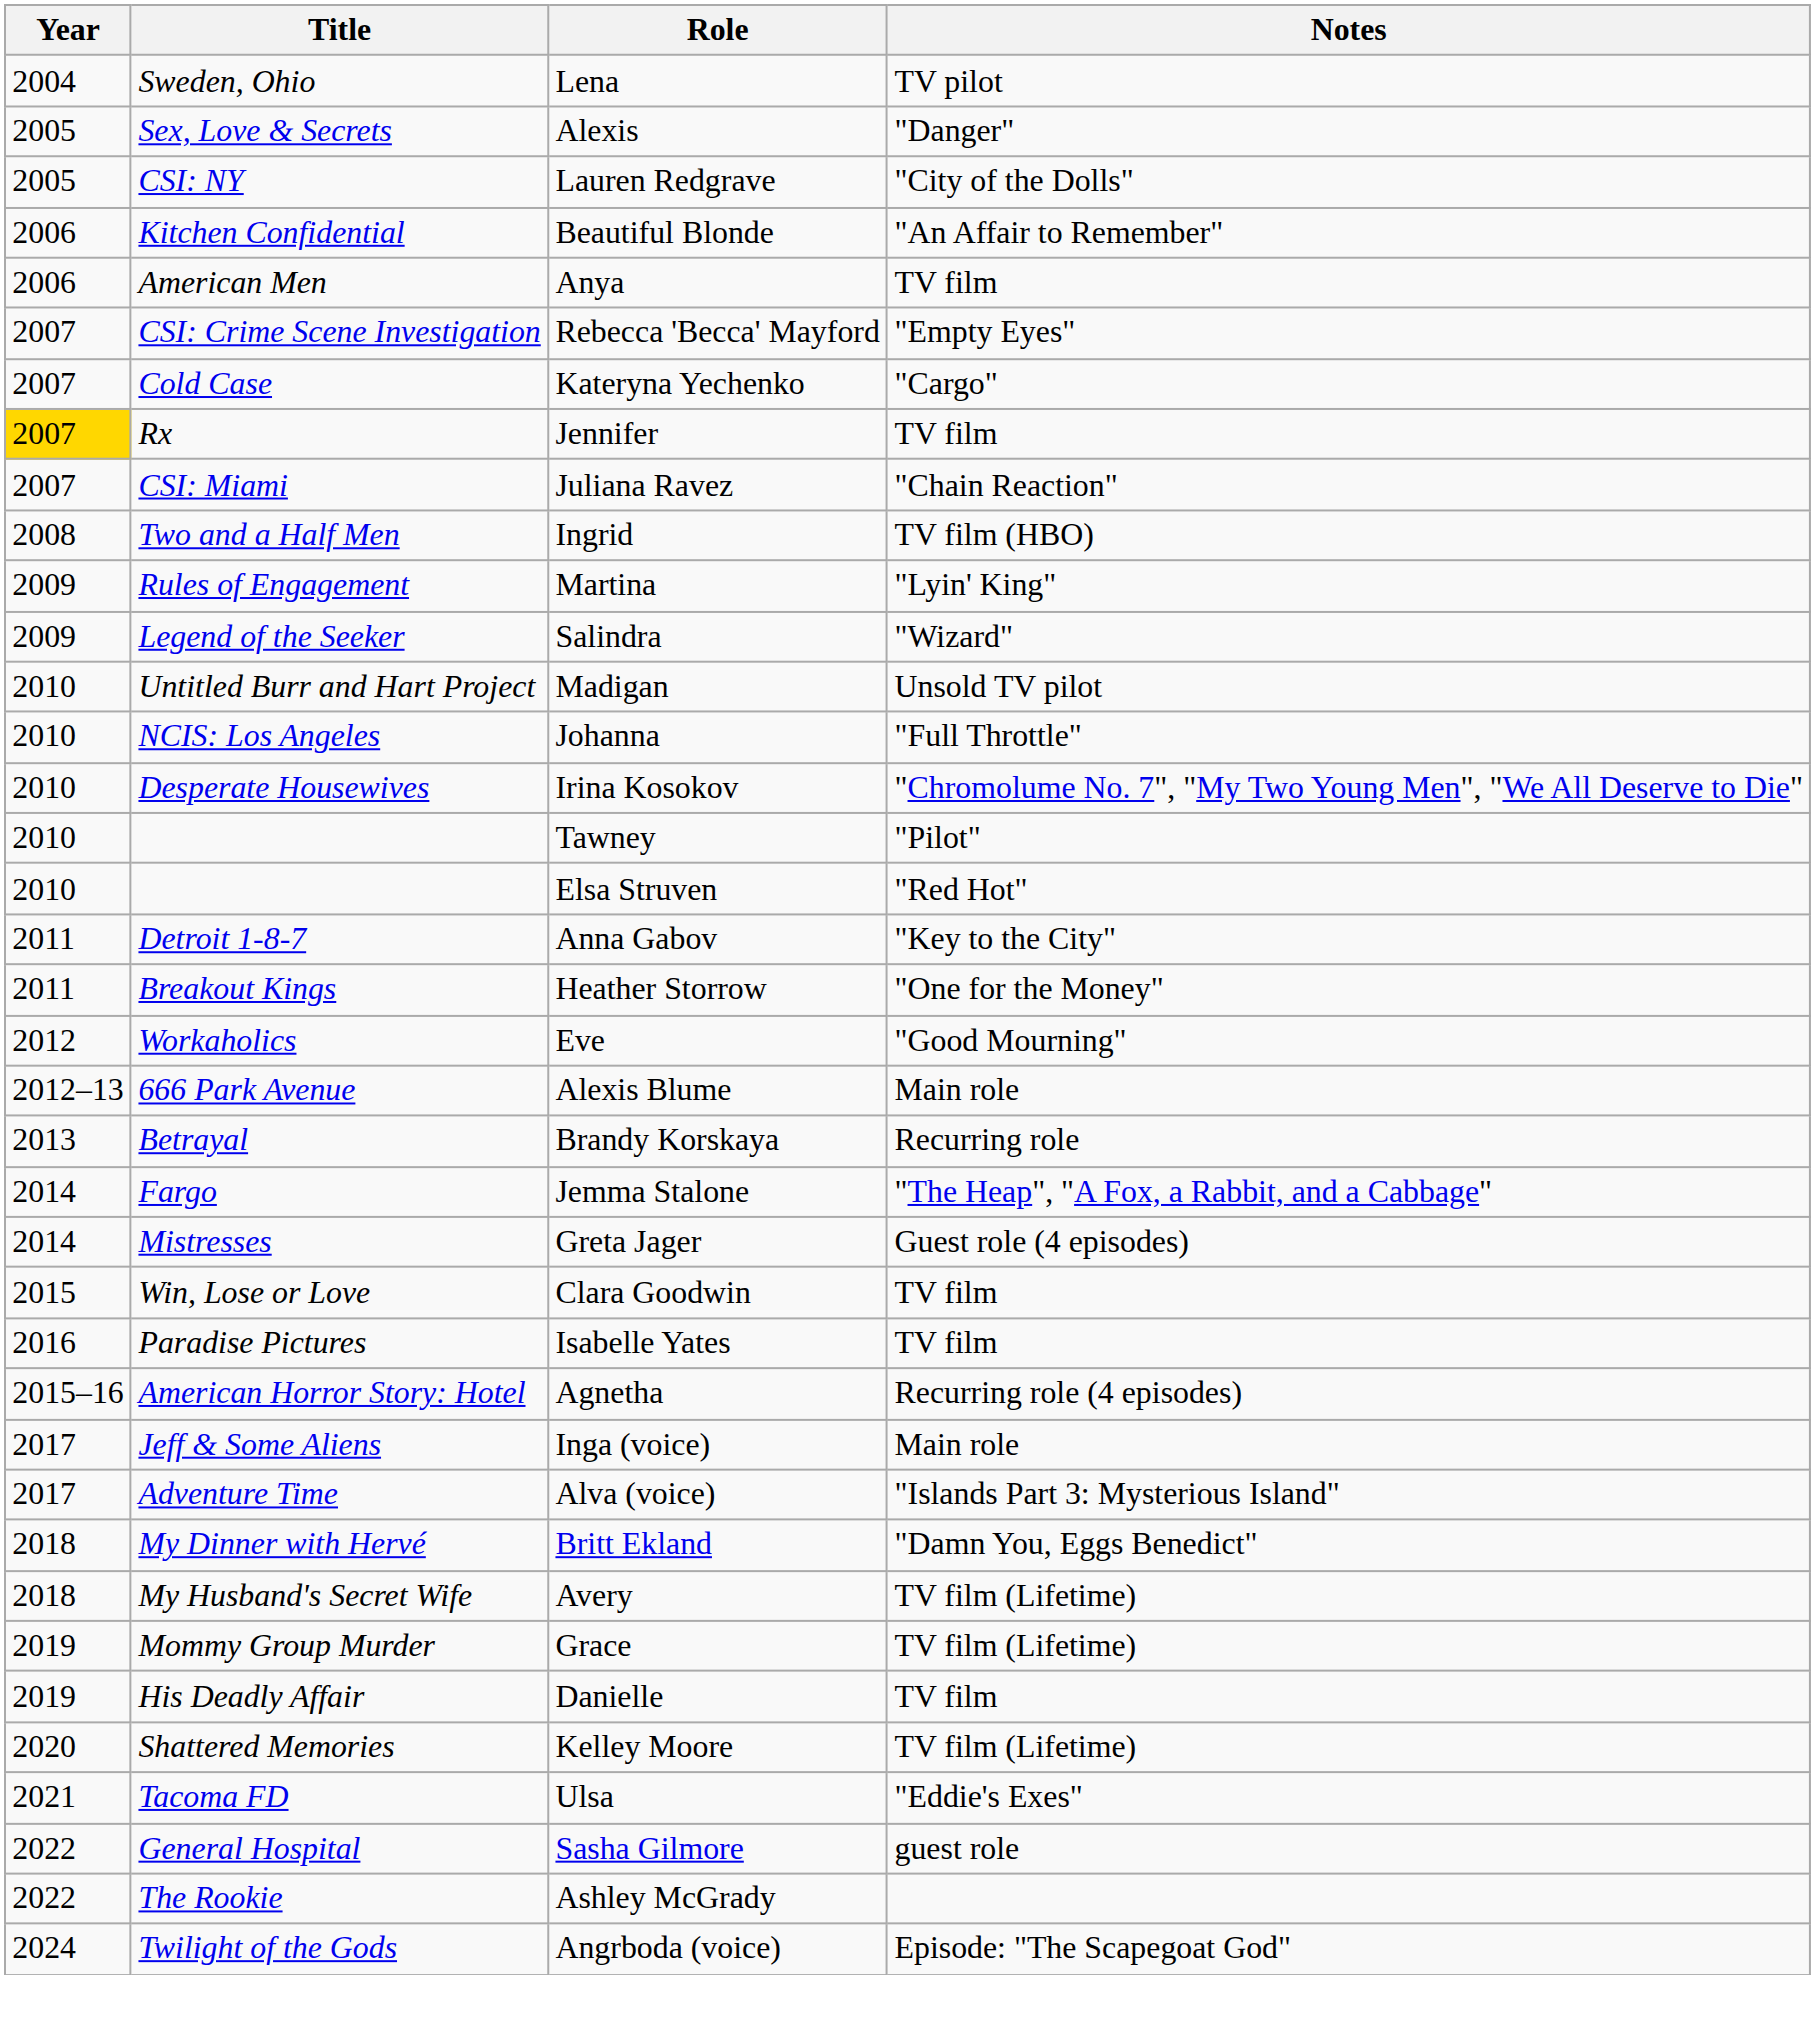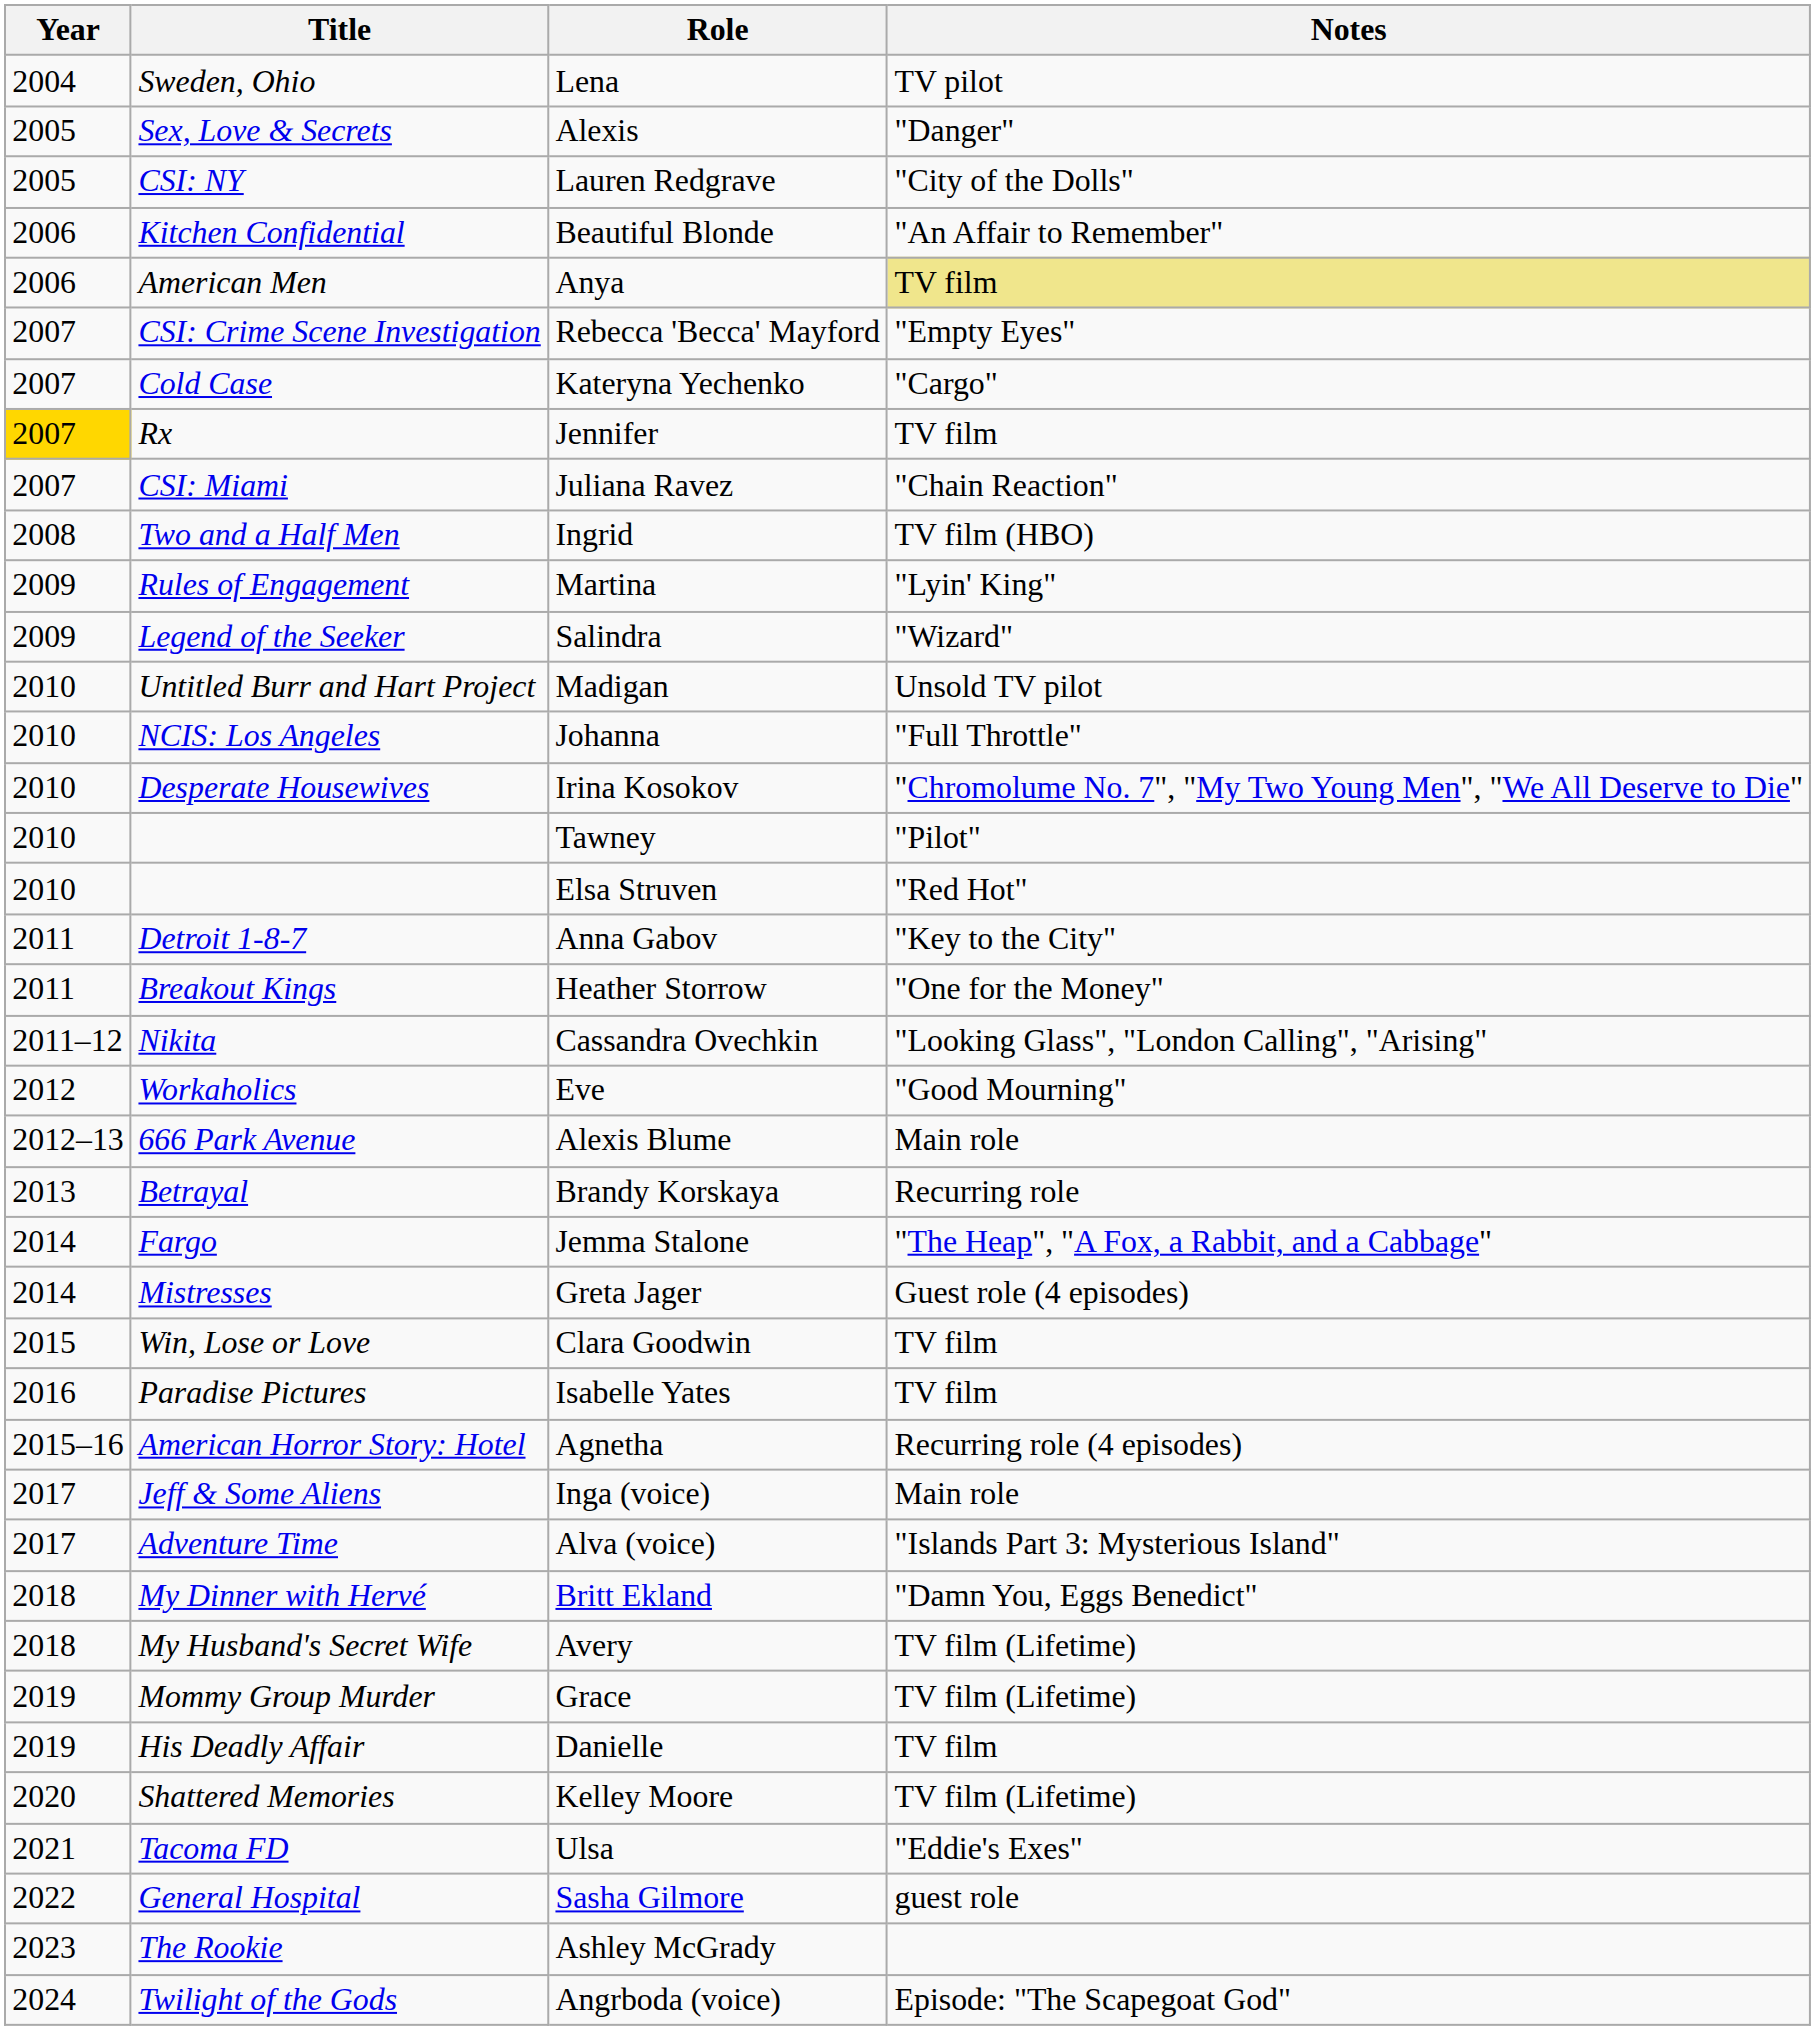(946, 282) no background -> (946, 282) khaki background
+ row: (687, 1039)
(44, 1898) 2022 -> (44, 1948) 2023
